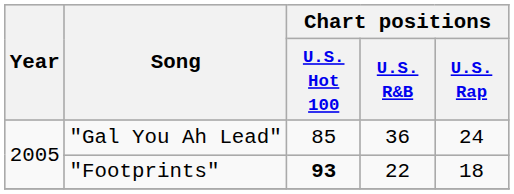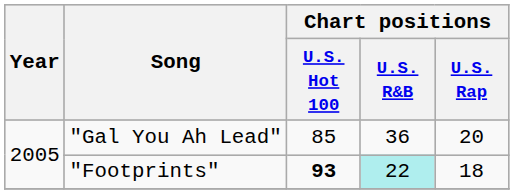(471, 138) 24 -> (471, 138) 20
(398, 171) no background -> (398, 171) paleturquoise background
